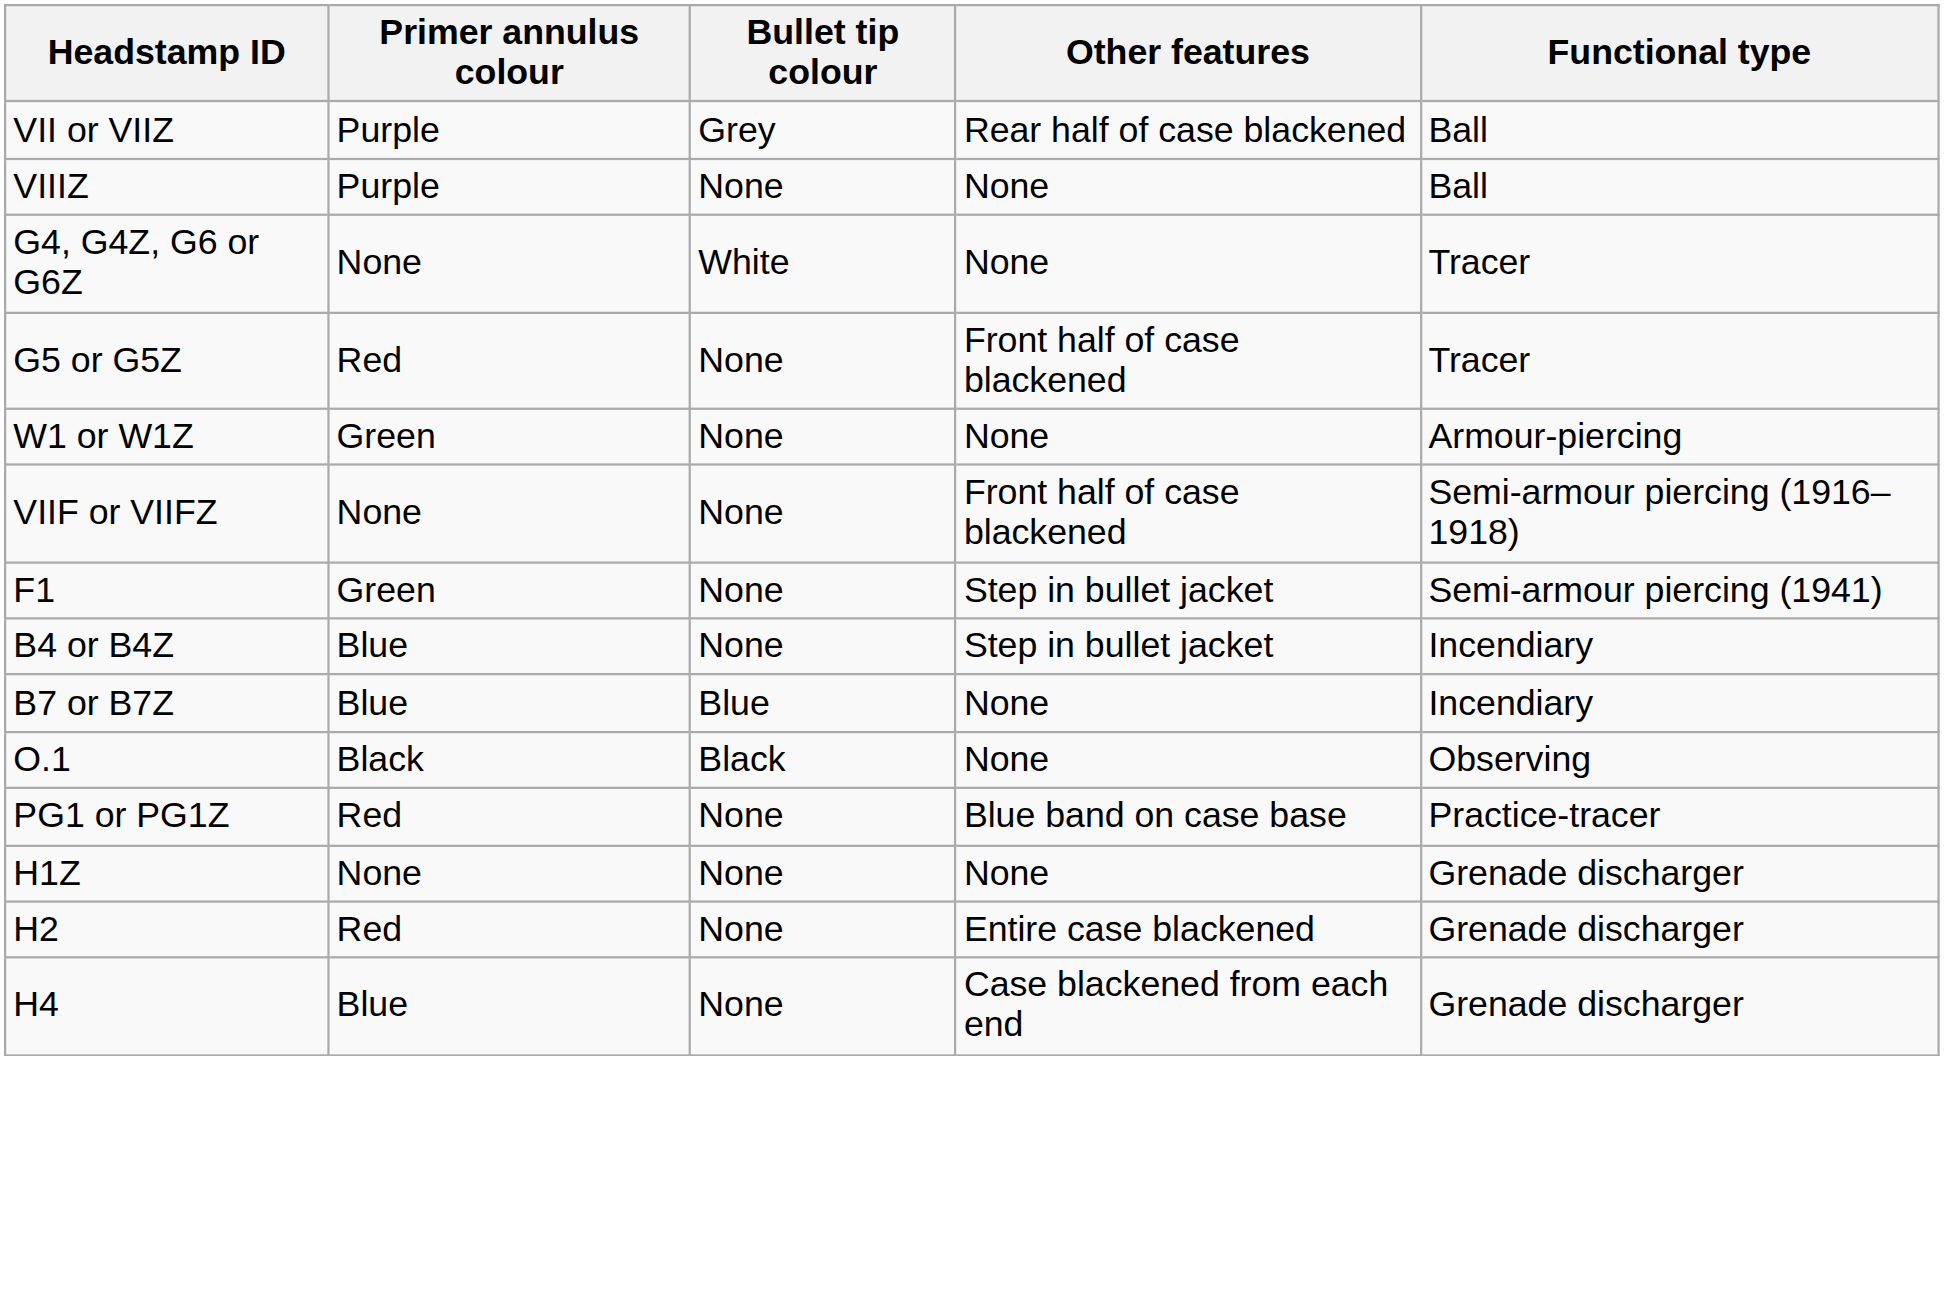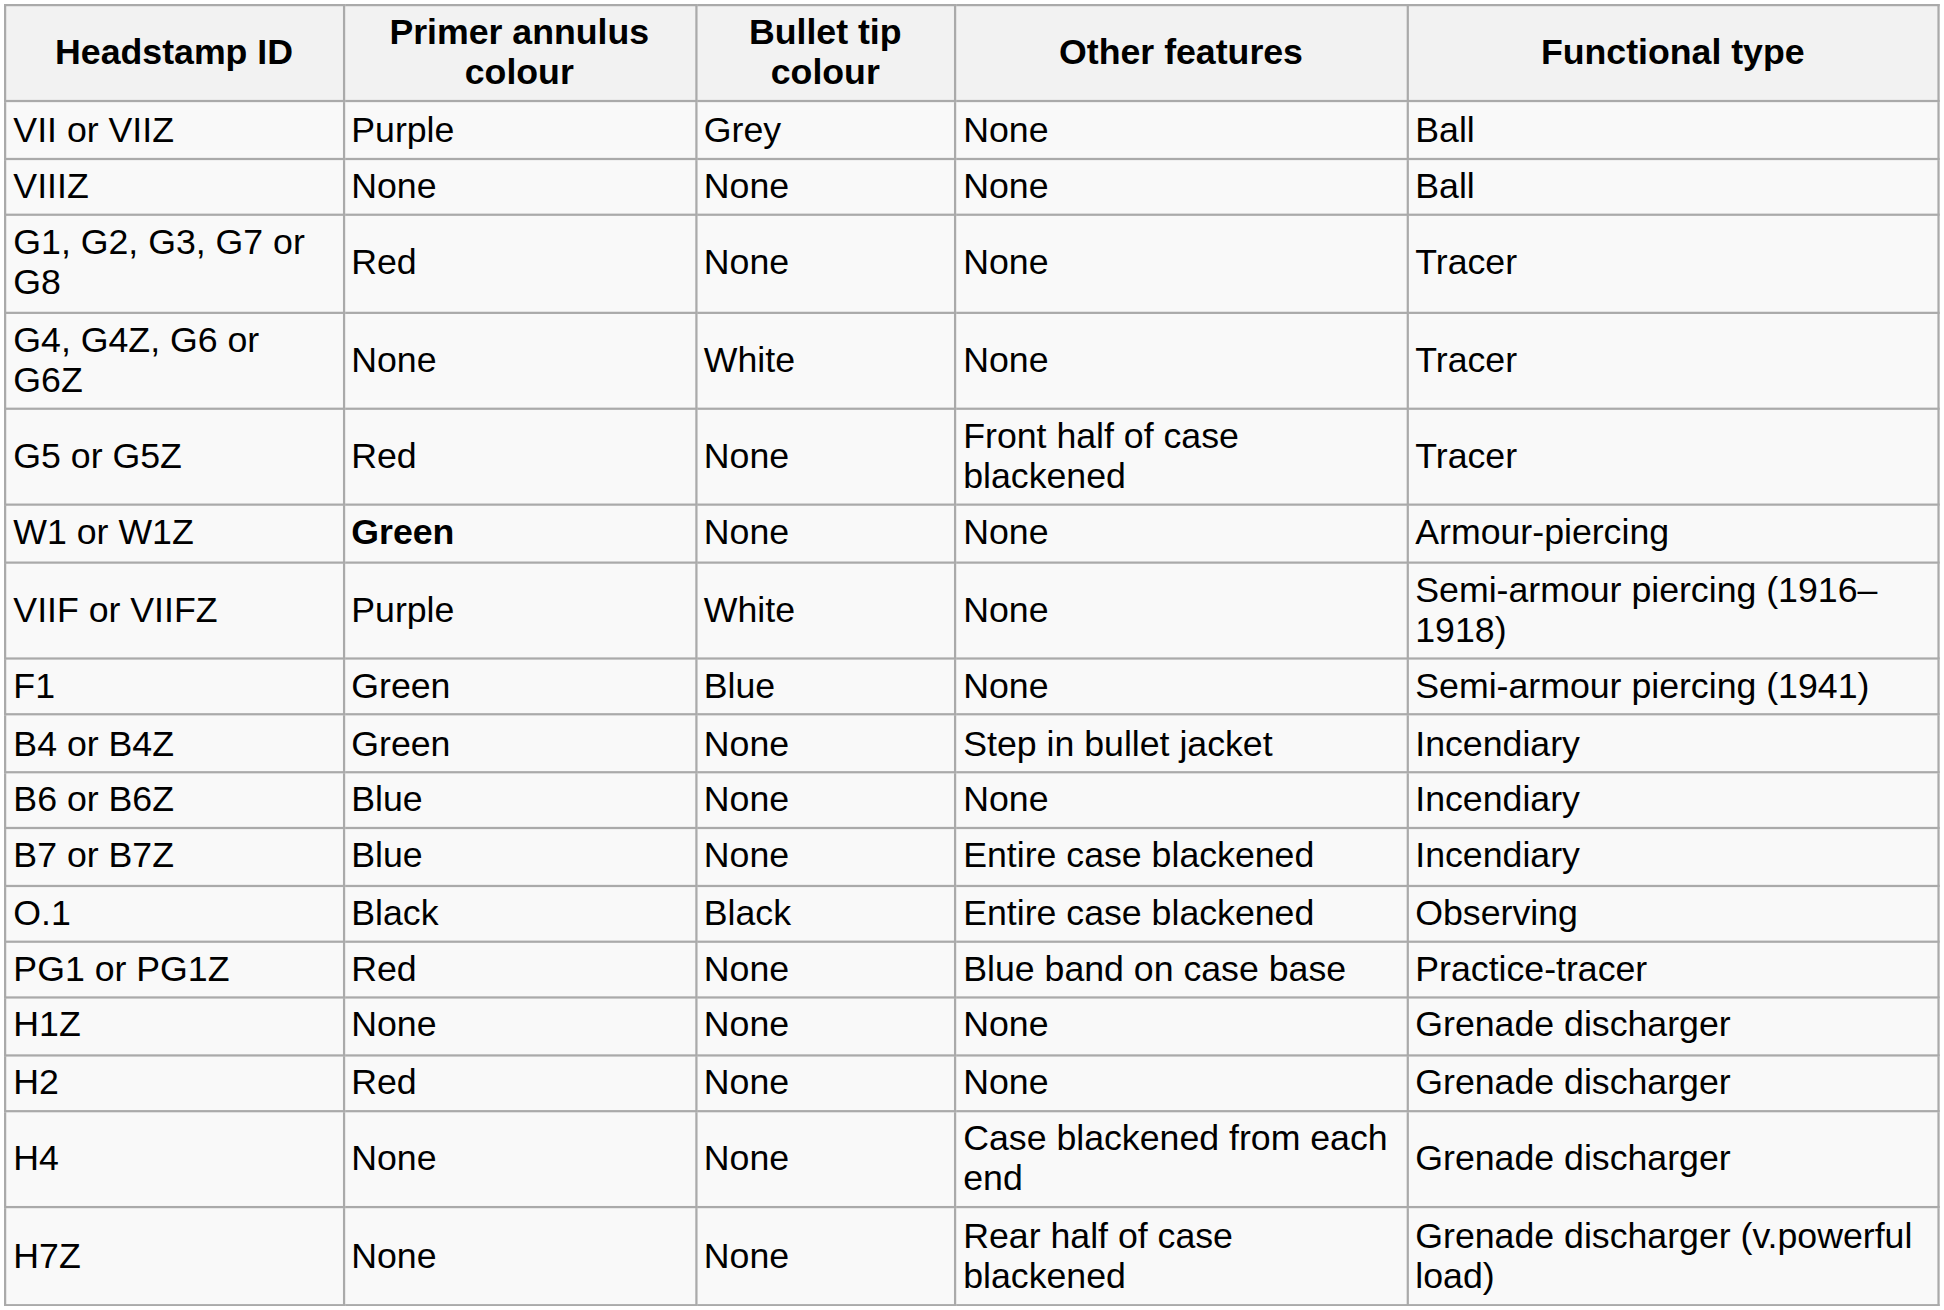(1185, 129) Rear half of case blackened -> (1006, 129) None
(388, 186) Purple -> (394, 186) None
+ row: (159, 262)
(386, 436) normal -> (403, 532) bold
(379, 512) None -> (403, 609) Purple
(741, 512) None -> (749, 609) White
(1102, 512) Front half of case blackened -> (1006, 609) None
(741, 589) None -> (740, 686) Blue
(1119, 589) Step in bullet jacket -> (1006, 686) None
(372, 646) Blue -> (401, 742) Green
+ row: (94, 799)
(734, 702) Blue -> (746, 855) None
(1007, 702) None -> (1139, 855) Entire case blackened
(1007, 759) None -> (1139, 912) Entire case blackened
(1139, 928) Entire case blackened -> (1006, 1082) None
(372, 1005) Blue -> (394, 1158) None
+ row: (47, 1255)
